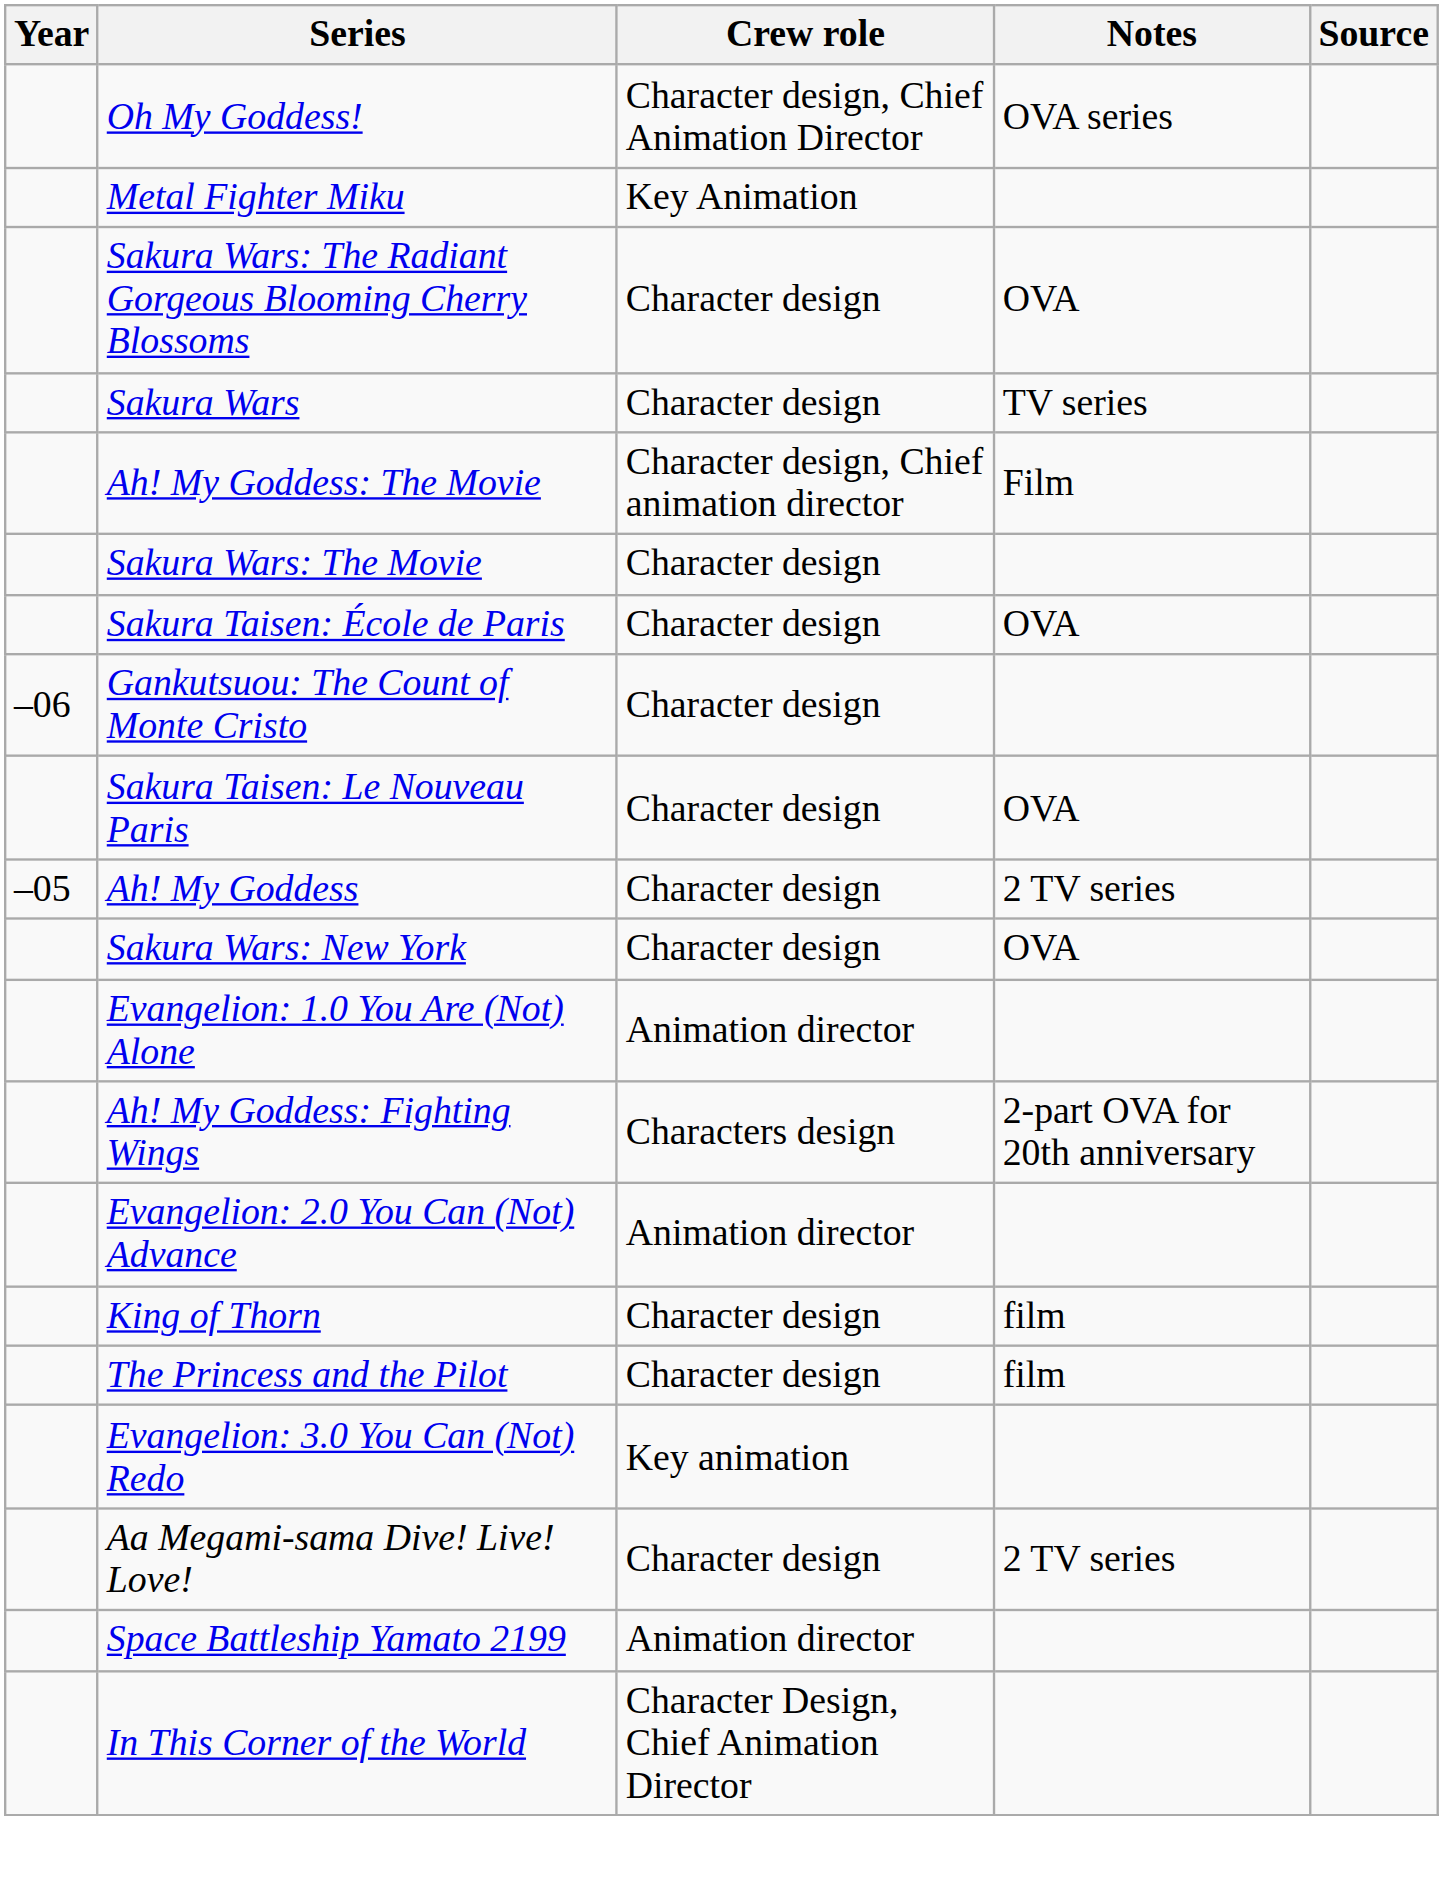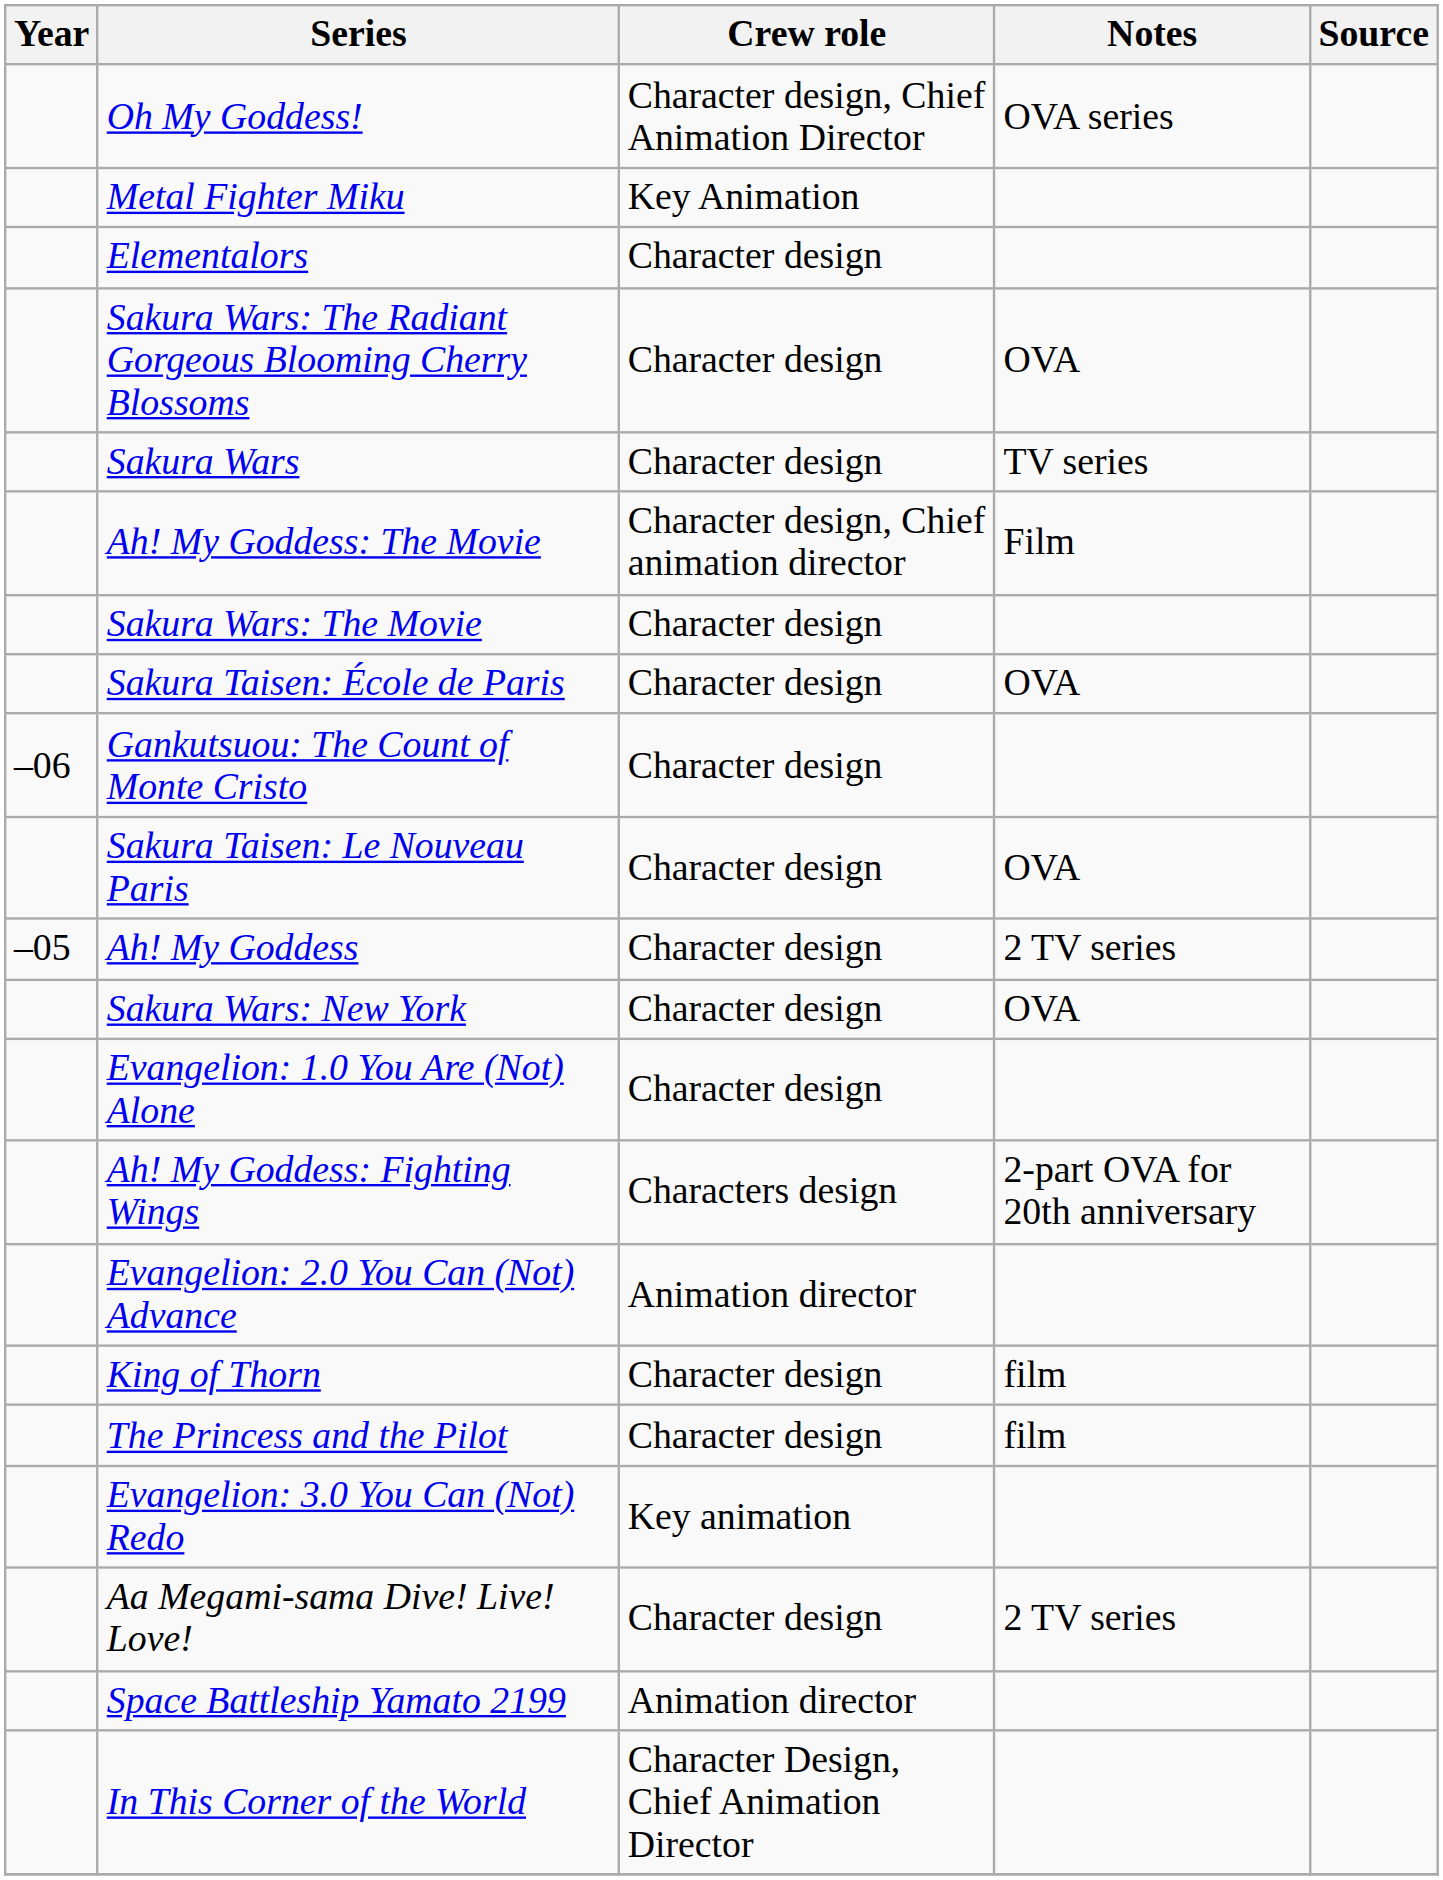+ row: (207, 256)
(770, 1029) Animation director -> (755, 1089) Character design
